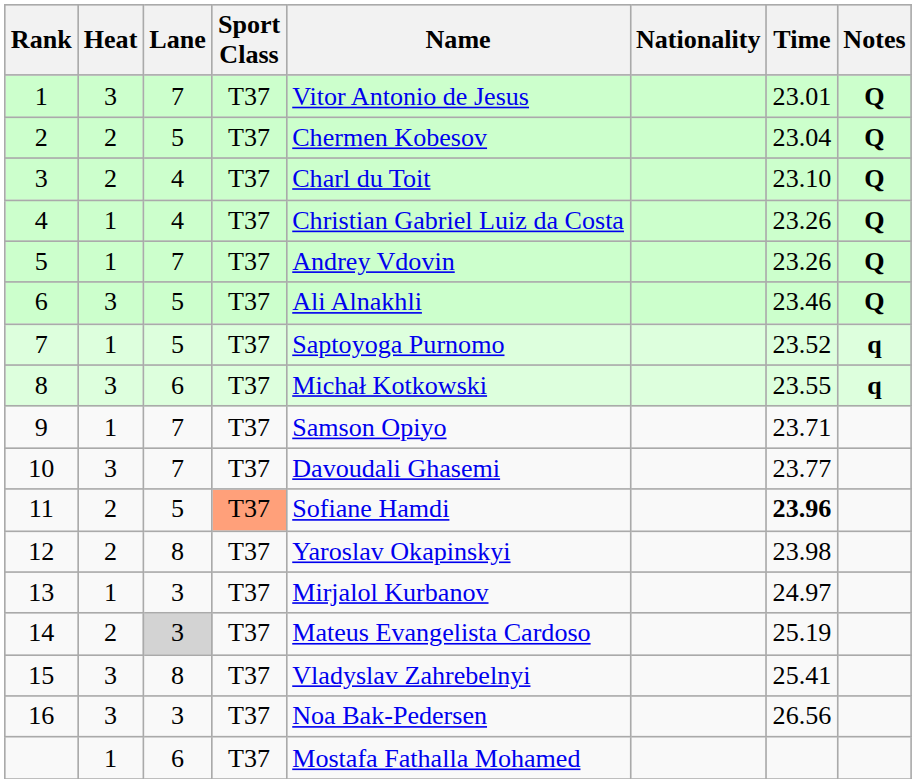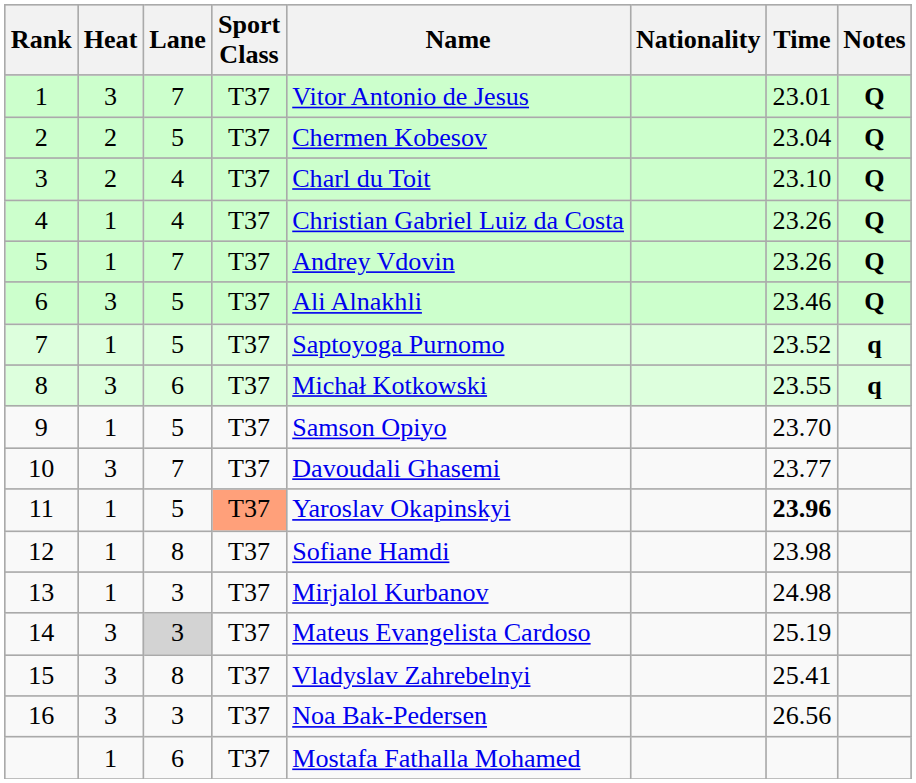(178, 426) 7 -> (178, 426) 5
(802, 426) 23.71 -> (802, 426) 23.70
(111, 509) 2 -> (111, 509) 1
(371, 509) Sofiane Hamdi -> (401, 509) Yaroslav Okapinskyi
(111, 550) 2 -> (111, 550) 1
(401, 550) Yaroslav Okapinskyi -> (371, 550) Sofiane Hamdi
(802, 592) 24.97 -> (802, 592) 24.98
(111, 633) 2 -> (111, 633) 3
